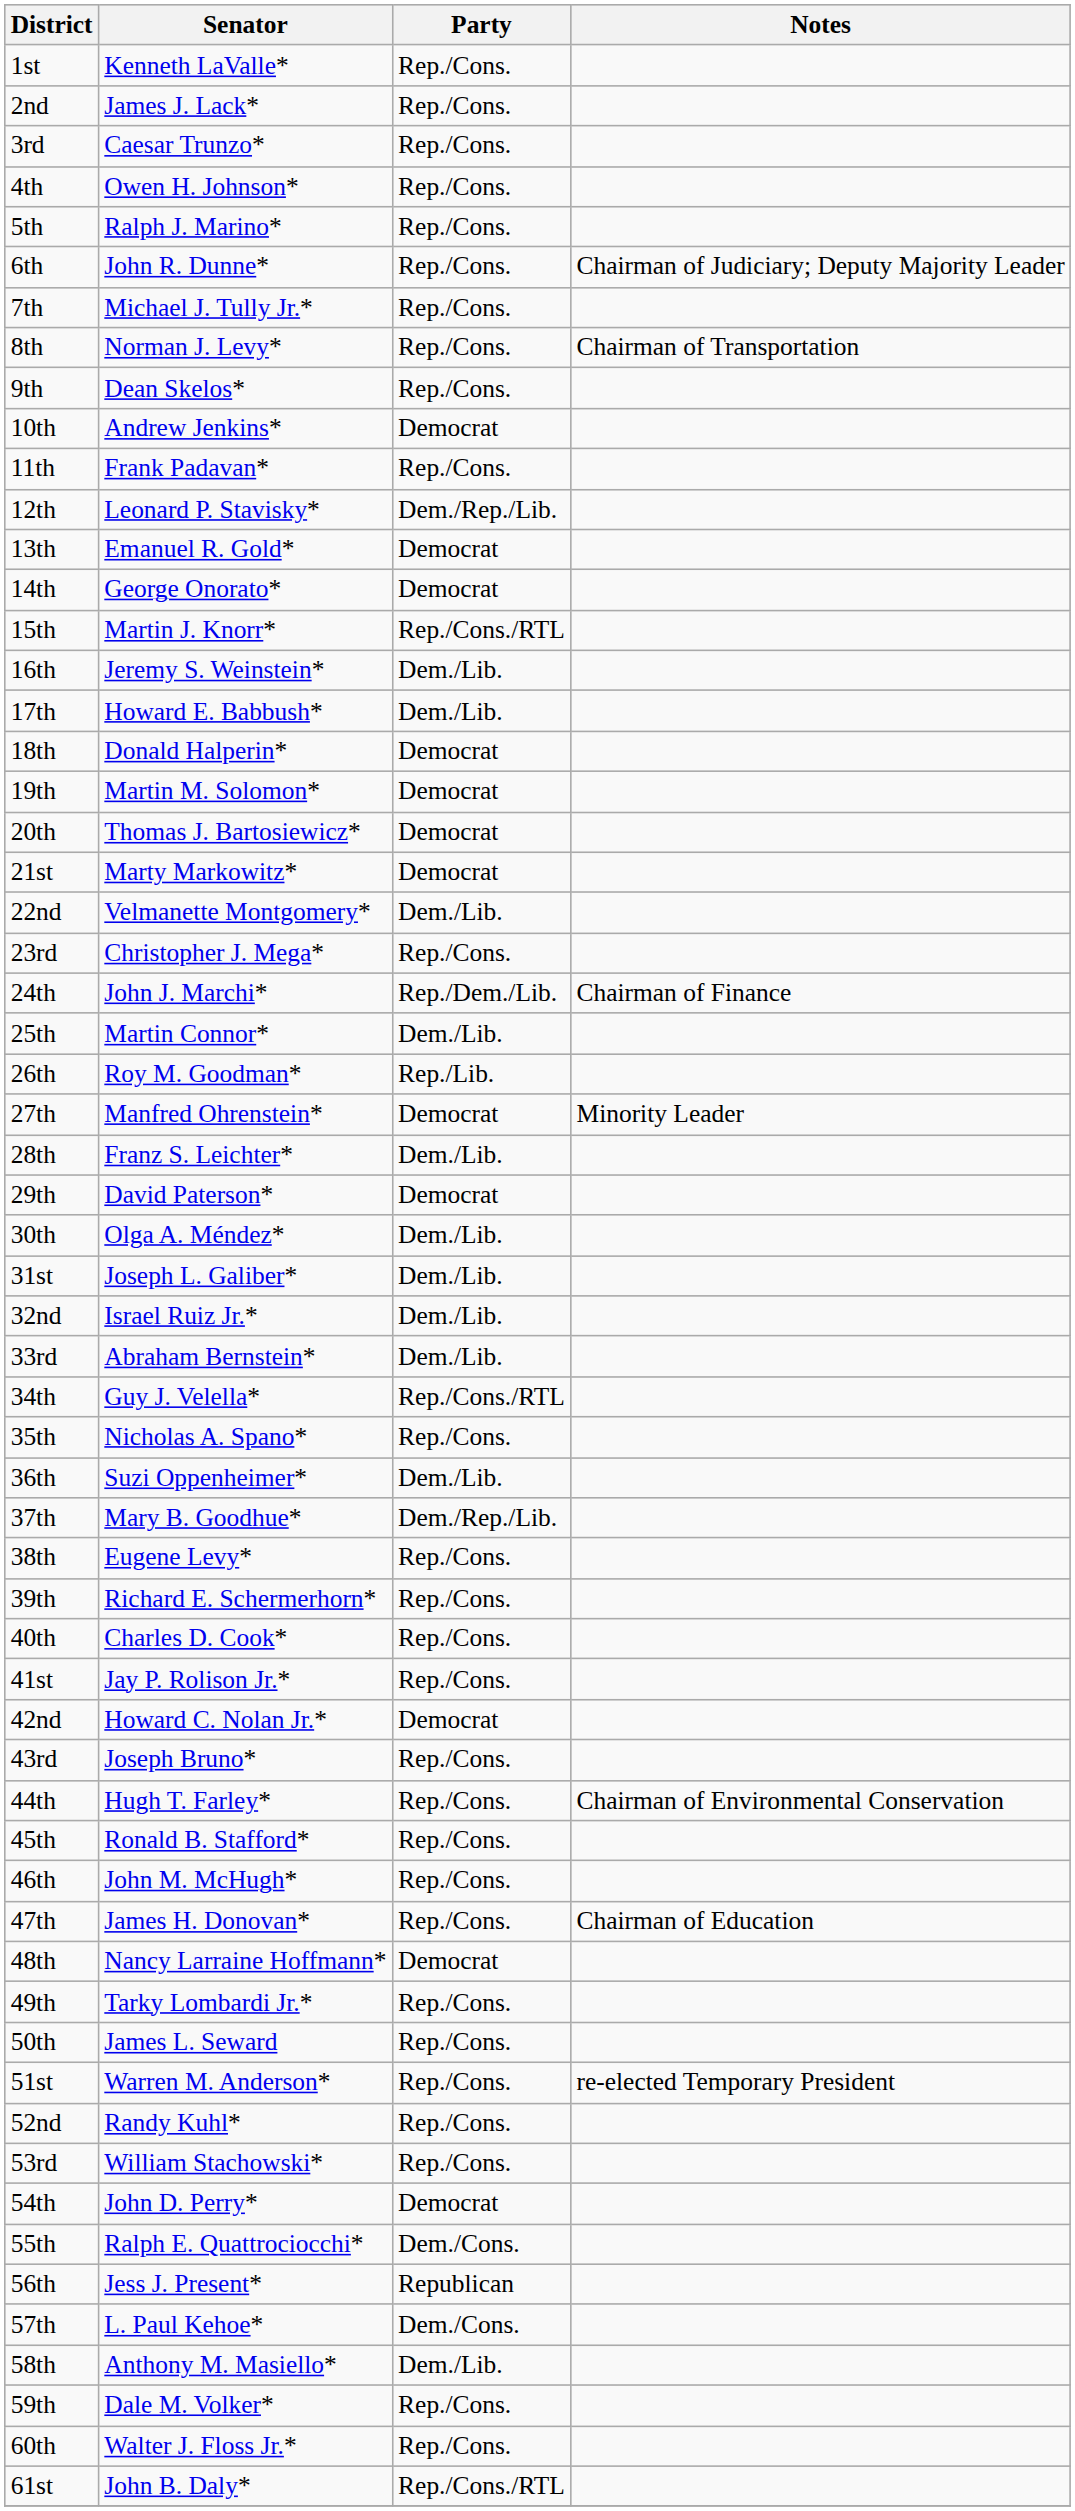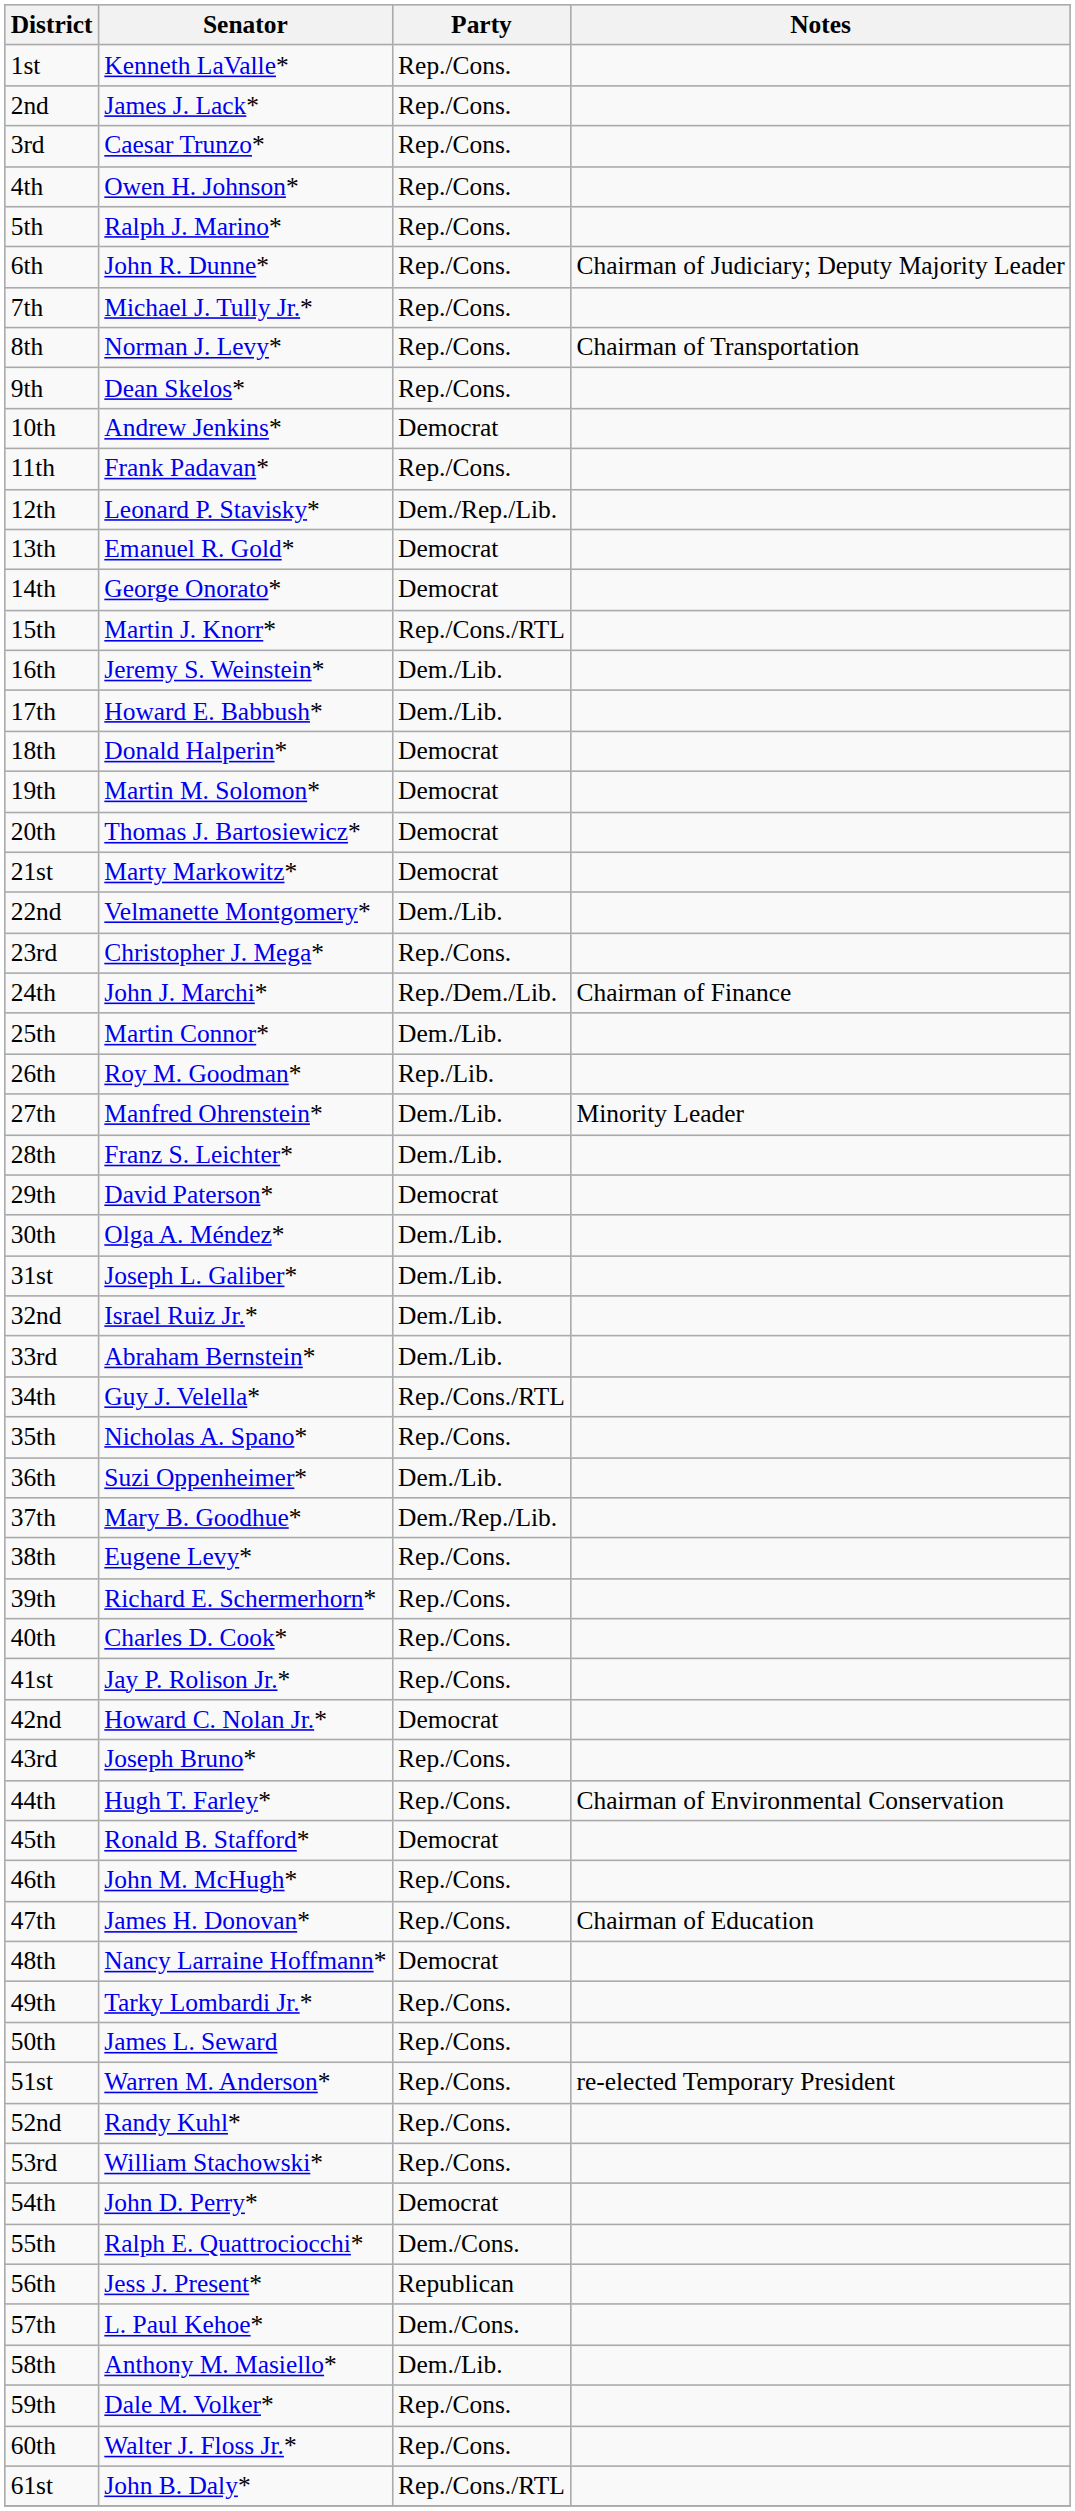(448, 1114) Democrat -> (450, 1114) Dem./Lib.
(455, 1840) Rep./Cons. -> (448, 1840) Democrat
